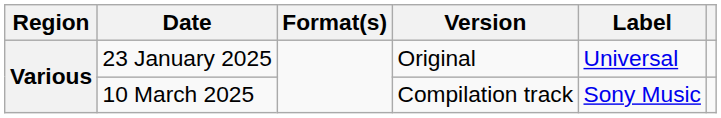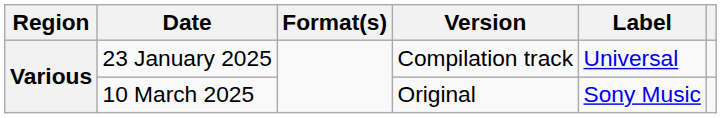(437, 58) Original -> (485, 58) Compilation track
(485, 94) Compilation track -> (437, 94) Original
